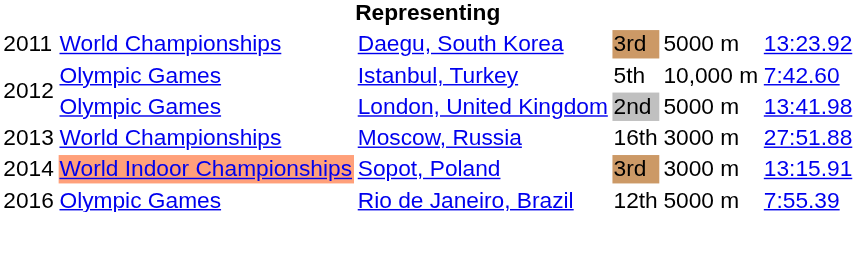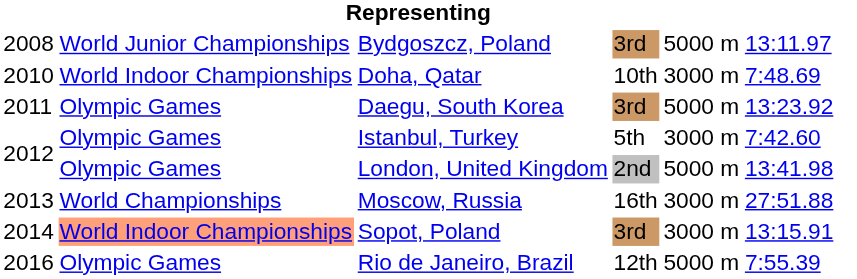+ row: (454, 44)
+ row: (420, 75)
(170, 44) World Championships -> (140, 106) Olympic Games
(711, 75) 10,000 m -> (701, 137) 3000 m
